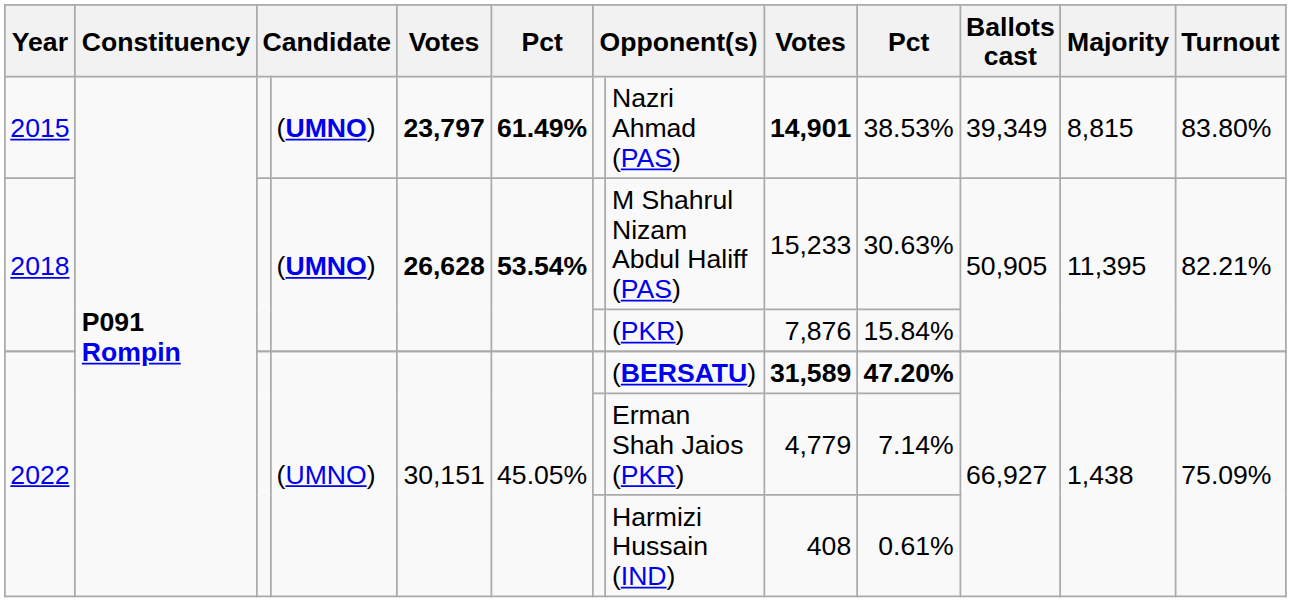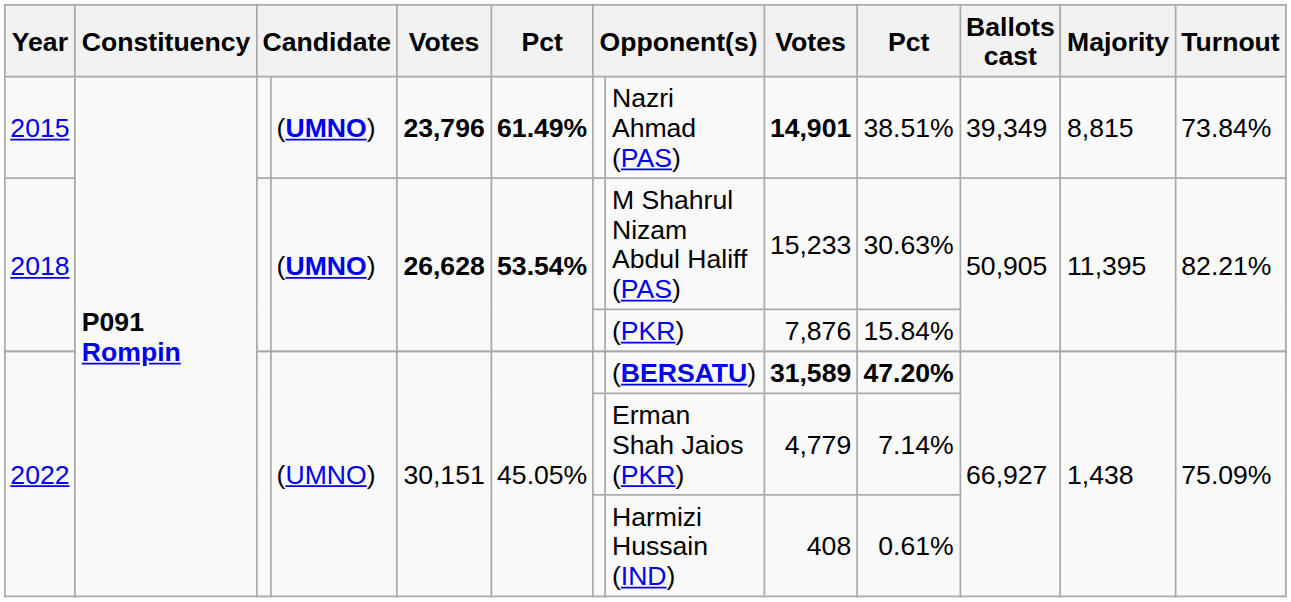(444, 128) 23,797 -> (444, 128) 23,796
(909, 128) 38.53% -> (909, 128) 38.51%
(1226, 128) 83.80% -> (1226, 128) 73.84%
